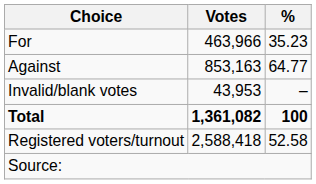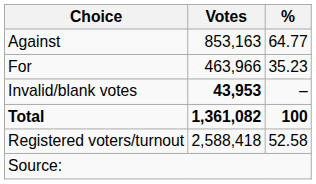rows swapped: (20, 41) <-> (34, 66)
(237, 91) normal -> (237, 91) bold
